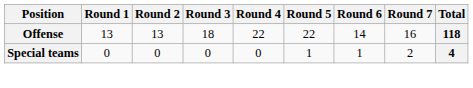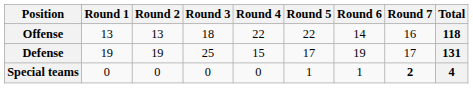+ row: (43, 53)
(410, 53) normal -> (410, 72) bold
